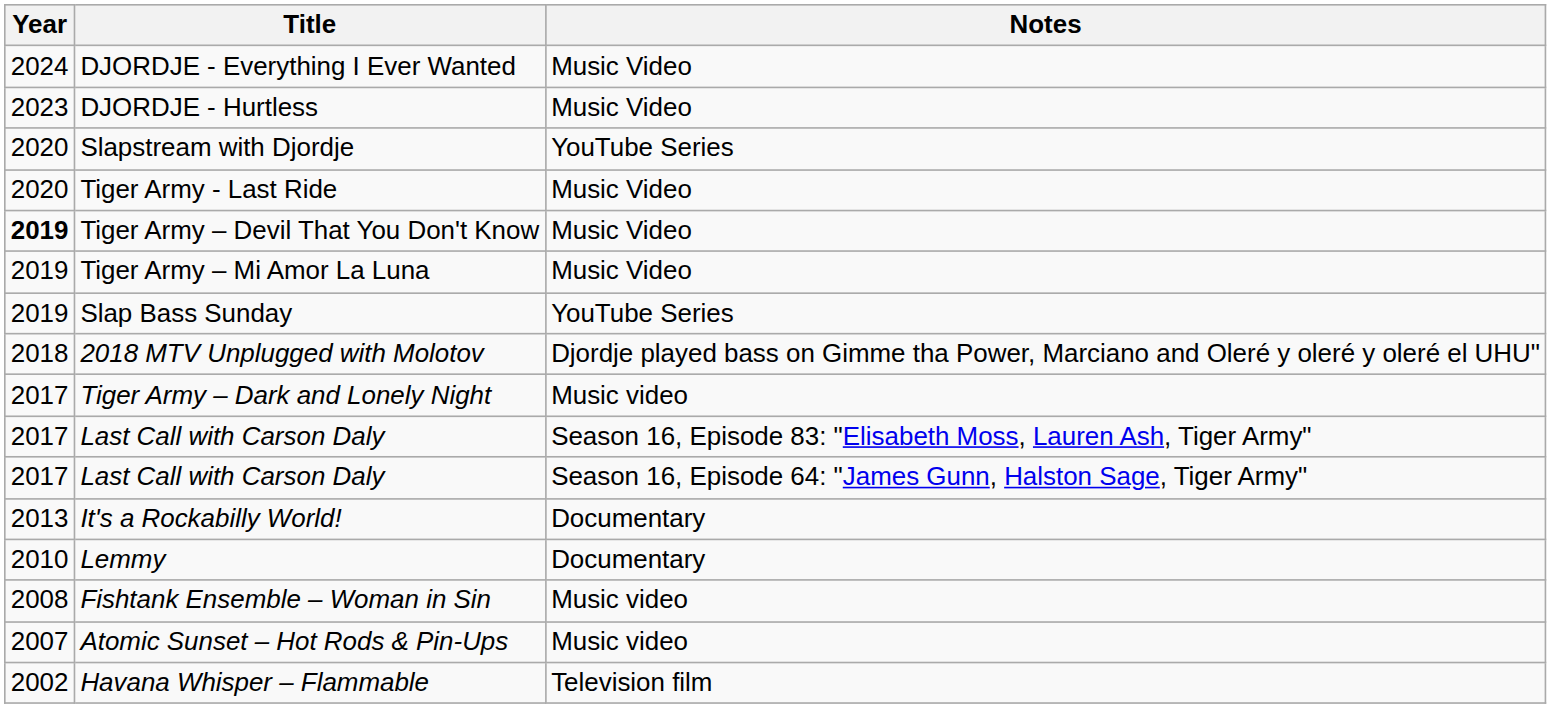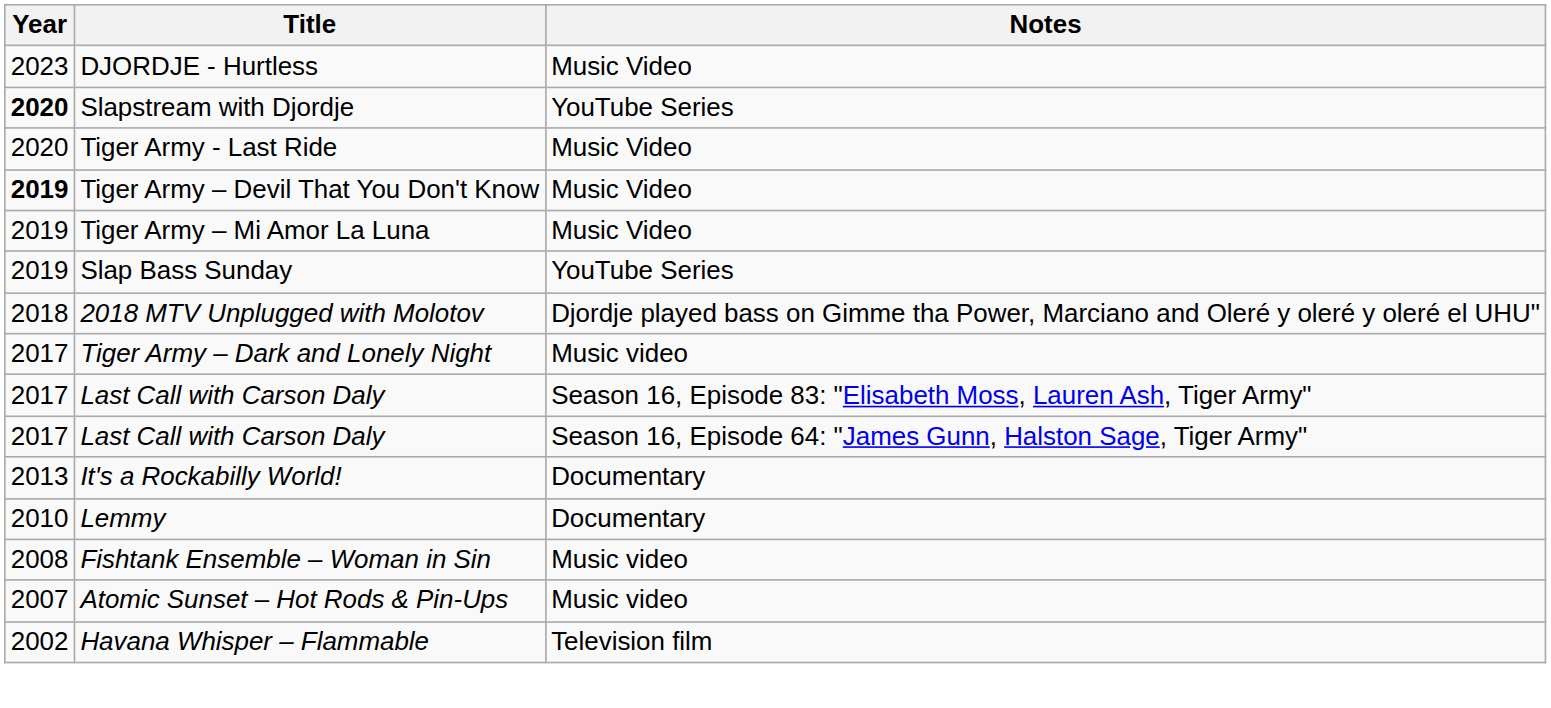- row: (298, 66)
(40, 148) normal -> (40, 107) bold
